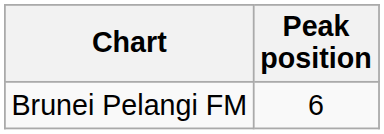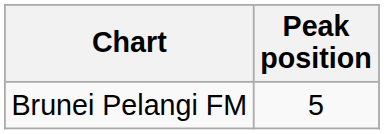(316, 104) 6 -> (316, 104) 5
